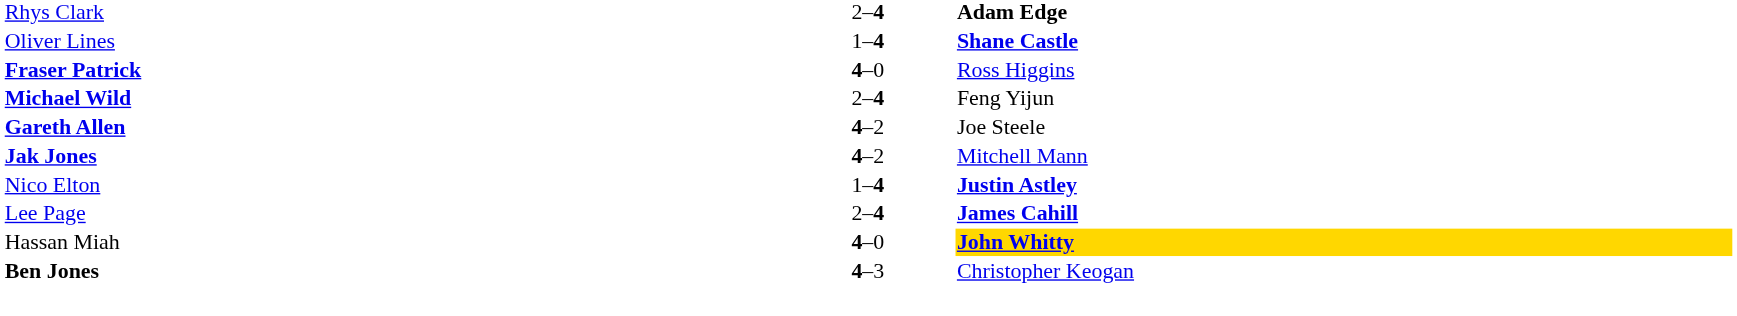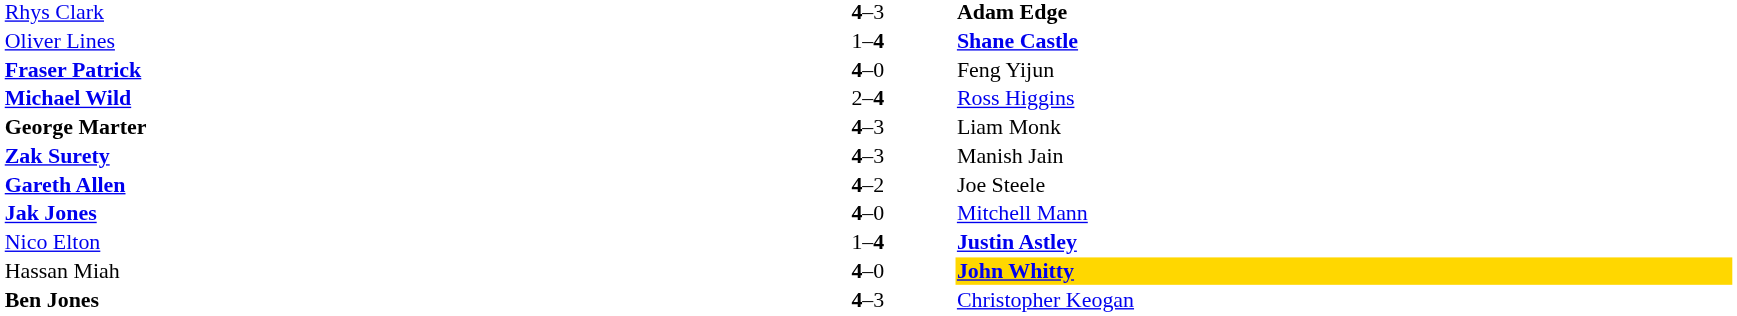(868, 11) 2–4 -> (868, 11) 4–3
(1016, 69) Ross Higgins -> (1006, 69) Feng Yijun
(1006, 98) Feng Yijun -> (1016, 98) Ross Higgins
+ row: (76, 127)
+ row: (57, 155)
(868, 155) 4–2 -> (868, 213) 4–0
- row: (45, 213)
